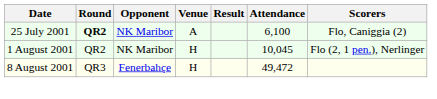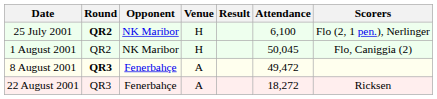(193, 31) A -> (199, 31) H
(367, 31) Flo, Caniggia (2) -> (373, 31) Flo (2, 1 pen.), Nerlinger
(277, 49) 10,045 -> (283, 49) 50,045
(367, 49) Flo (2, 1 pen.), Nerlinger -> (373, 49) Flo, Caniggia (2)
(95, 67) normal -> (101, 67) bold
(193, 67) H -> (199, 67) A
+ row: (43, 85)
